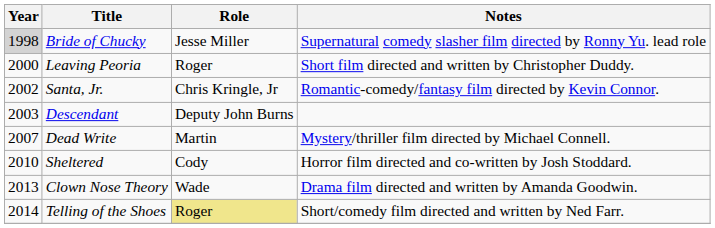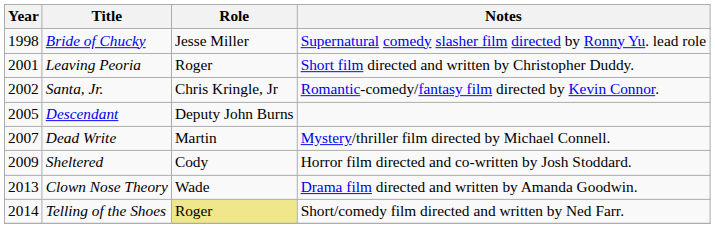(23, 41) lightgrey background -> (23, 41) no background
(23, 65) 2000 -> (23, 65) 2001
(23, 114) 2003 -> (23, 114) 2005
(23, 162) 2010 -> (23, 162) 2009
